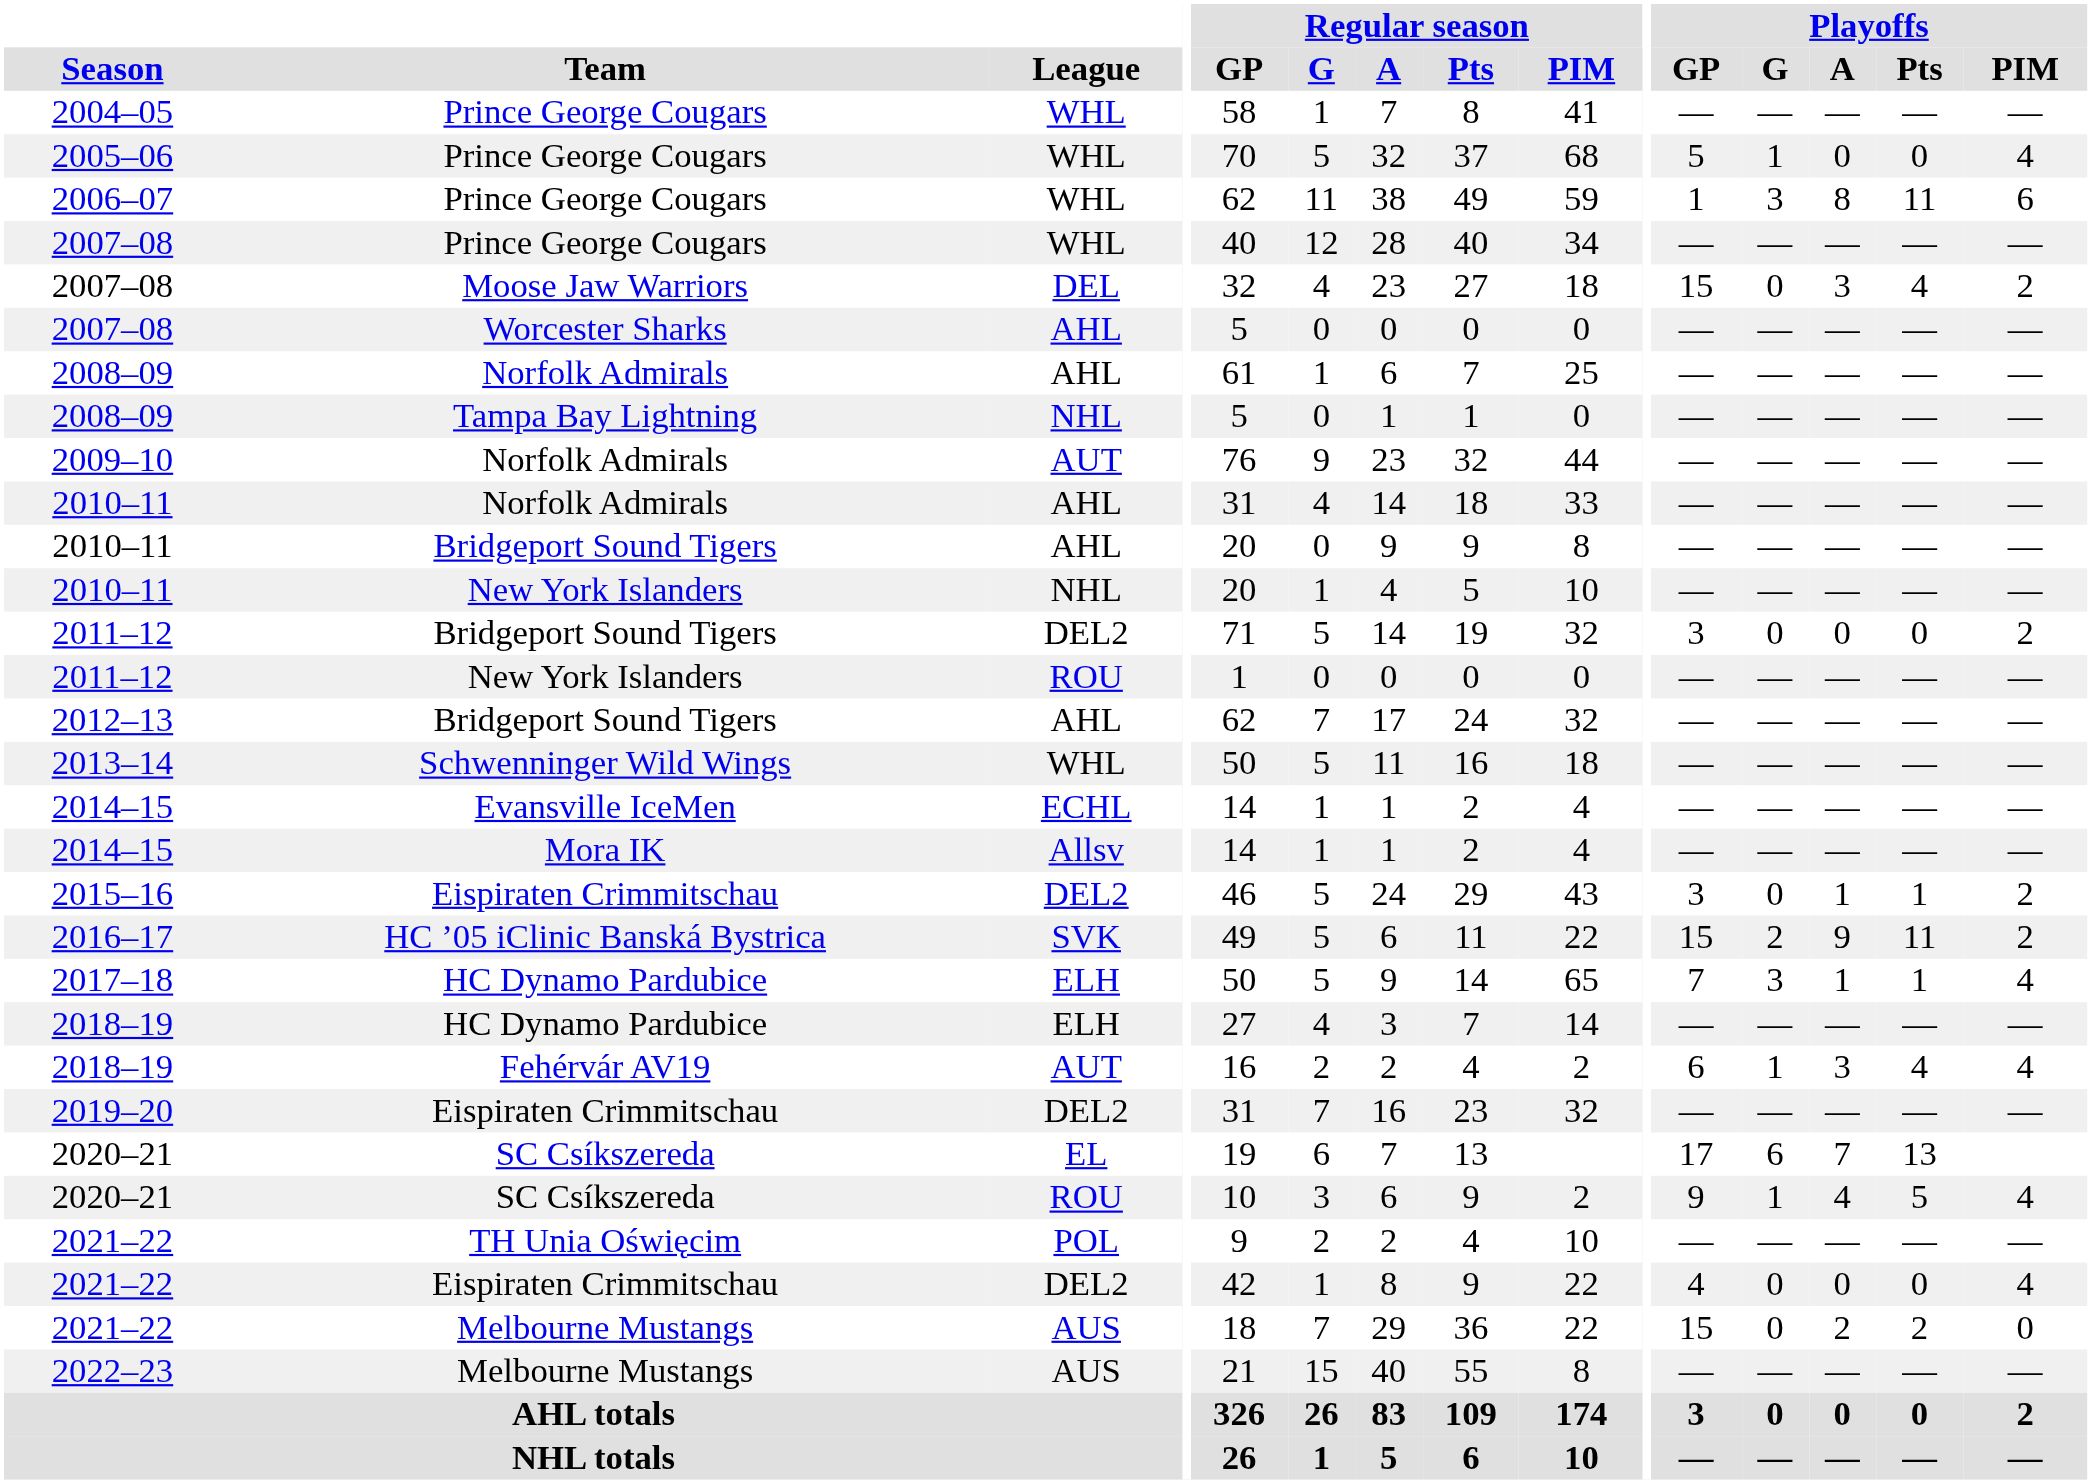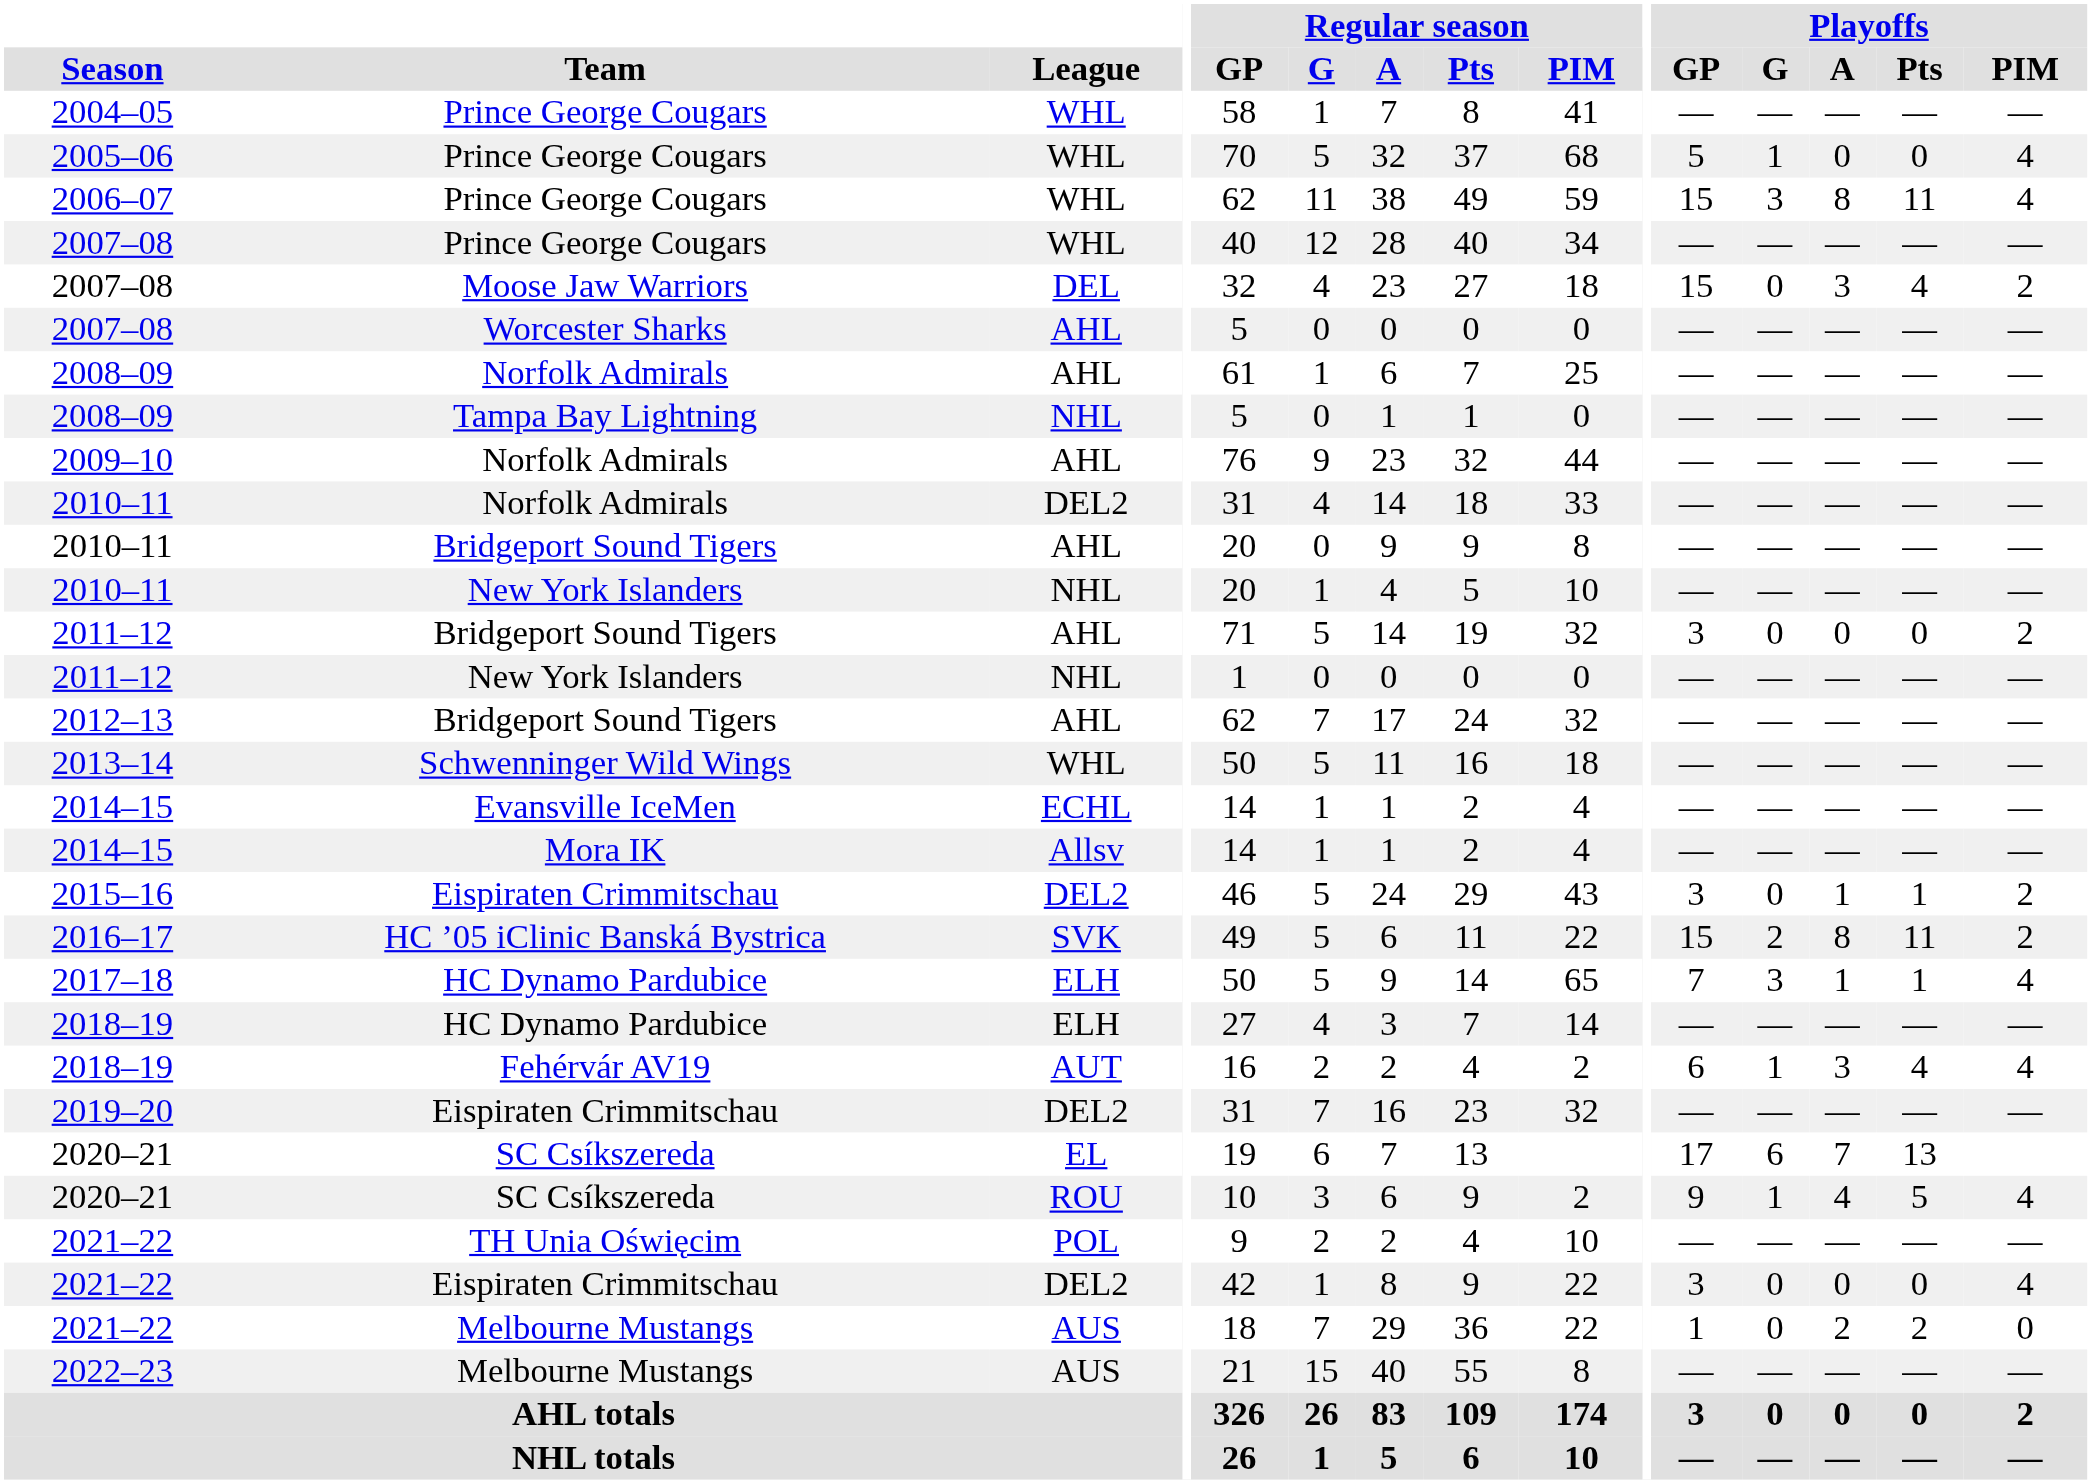(1696, 198) 1 -> (1696, 198) 15
(2025, 198) 6 -> (2025, 198) 4
(1086, 459) AUT -> (1086, 459) AHL
(1086, 502) AHL -> (1086, 502) DEL2
(1086, 632) DEL2 -> (1086, 632) AHL
(1086, 676) ROU -> (1086, 676) NHL
(1842, 936) 9 -> (1842, 936) 8
(1696, 1283) 4 -> (1696, 1283) 3
(1696, 1327) 15 -> (1696, 1327) 1
